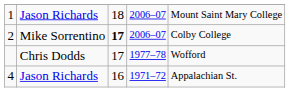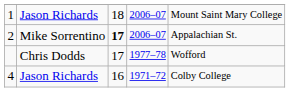(201, 35) Colby College -> (204, 35) Appalachian St.
(204, 76) Appalachian St. -> (201, 76) Colby College
